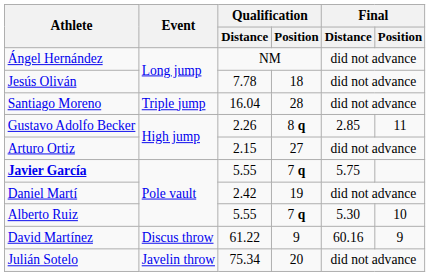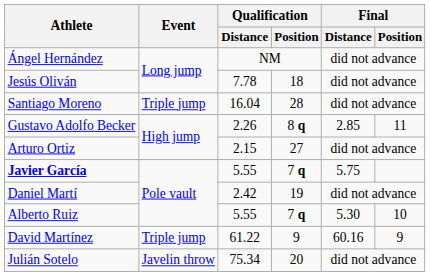(178, 238) Discus throw -> (174, 238) Triple jump
